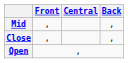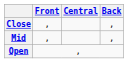rows swapped: (19, 38) <-> (19, 24)
